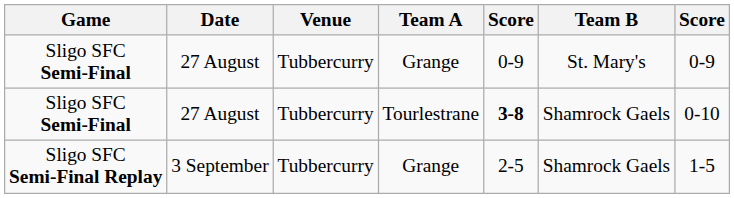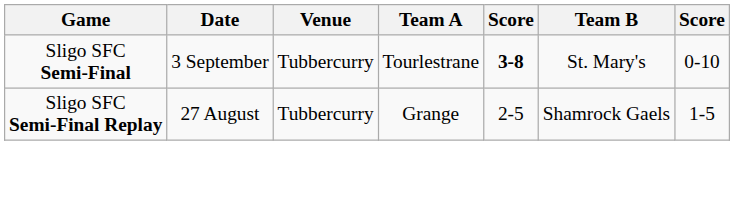- row: (86, 61)
(220, 113) 27 August -> (220, 61) 3 September
(606, 113) Shamrock Gaels -> (606, 61) St. Mary's
(220, 166) 3 September -> (220, 113) 27 August
